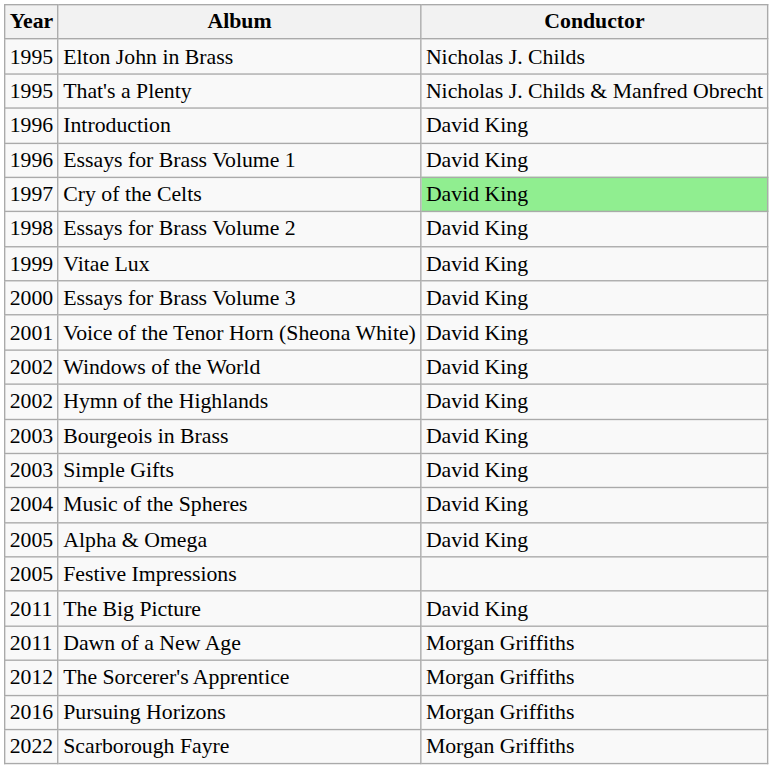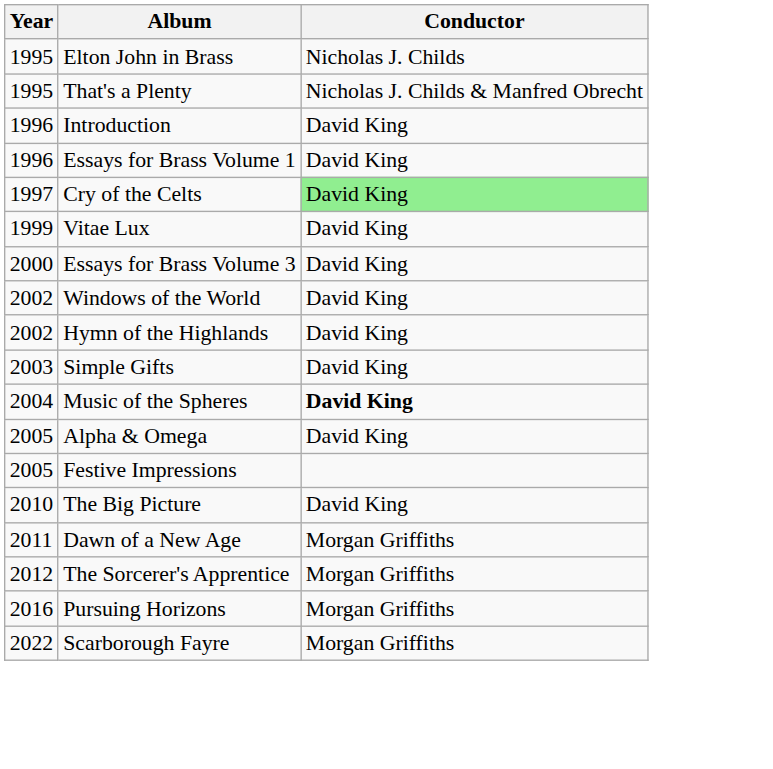- row: (180, 228)
- row: (240, 332)
- row: (146, 435)
(477, 504) normal -> (359, 401) bold
(31, 608) 2011 -> (31, 504) 2010
